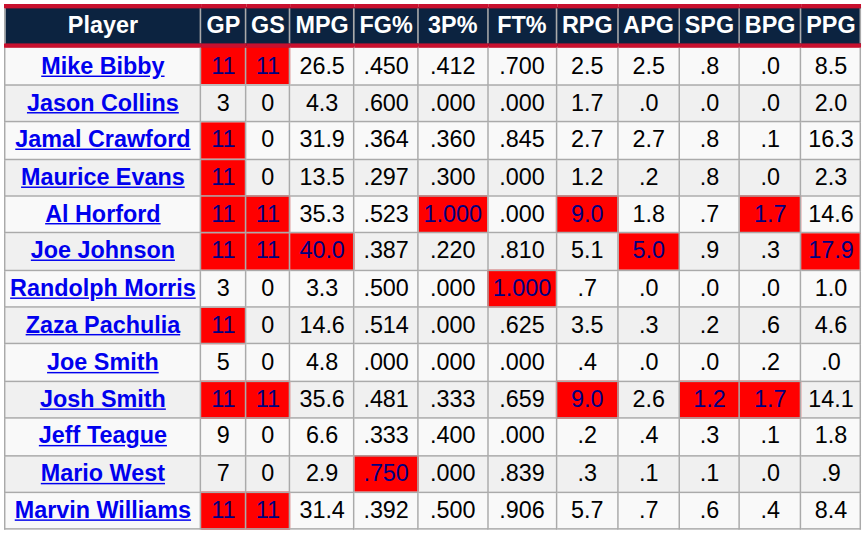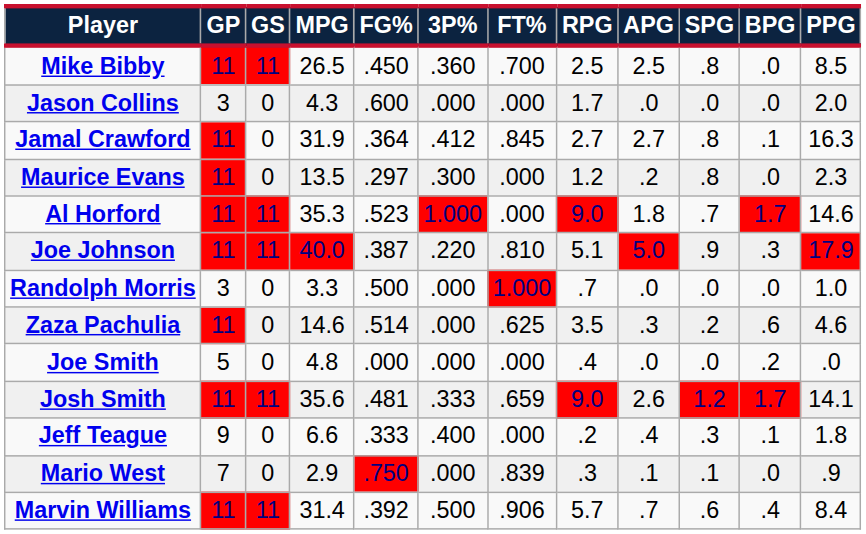(453, 65) .412 -> (453, 65) .360
(453, 140) .360 -> (453, 140) .412
